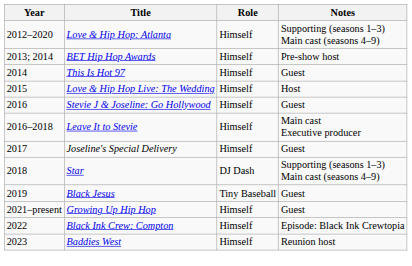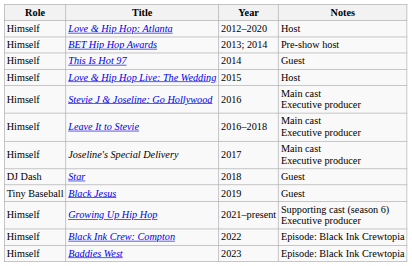columns swapped: (34, 12) <-> (248, 12)
(333, 34) Supporting (seasons 1–3) Main cast (seasons 4–9) -> (291, 28) Host
(293, 105) Guest -> (321, 99) Main cast Executive producer
(293, 149) Guest -> (321, 155) Main cast Executive producer
(333, 171) Supporting (seasons 1–3) Main cast (seasons 4–9) -> (293, 177) Guest
(293, 209) Guest -> (335, 215) Supporting cast (season 6) Executive producer
(308, 242) Reunion host -> (343, 253) Episode: Black Ink Crewtopia
